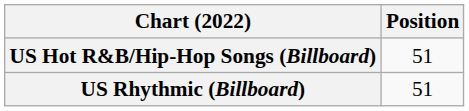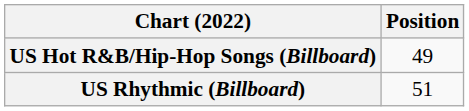(423, 55) 51 -> (423, 55) 49
